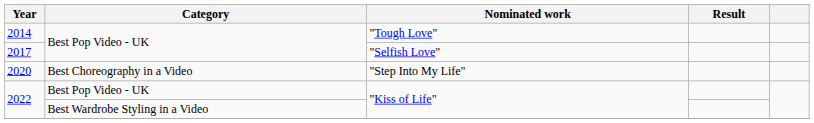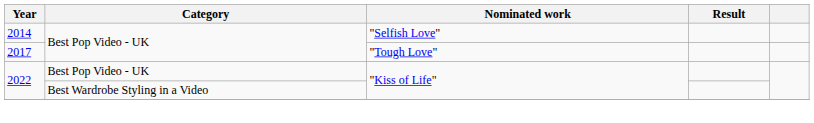(403, 33) "Tough Love" -> (405, 33) "Selfish Love"
(405, 52) "Selfish Love" -> (403, 52) "Tough Love"
- row: (19, 71)
